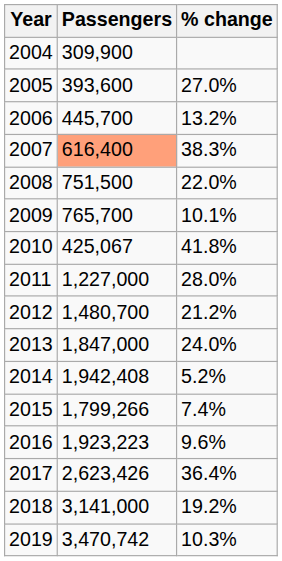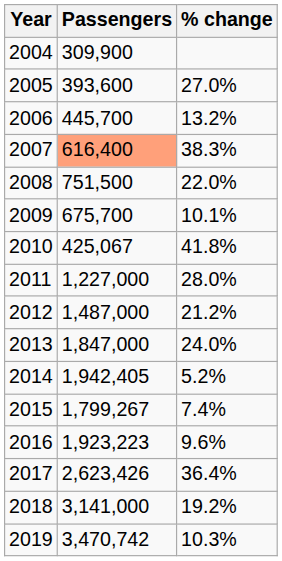(97, 215) 765,700 -> (97, 215) 675,700
(105, 312) 1,480,700 -> (105, 312) 1,487,000
(105, 377) 1,942,408 -> (105, 377) 1,942,405
(105, 409) 1,799,266 -> (105, 409) 1,799,267
